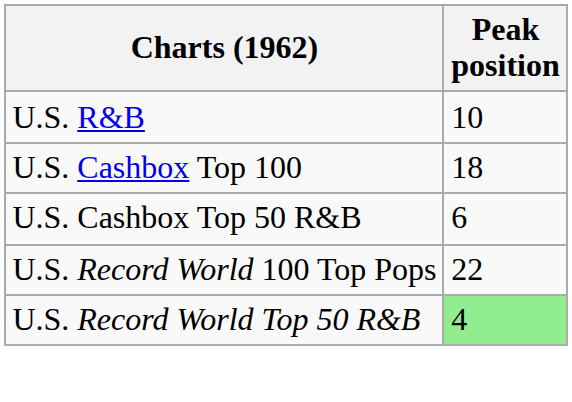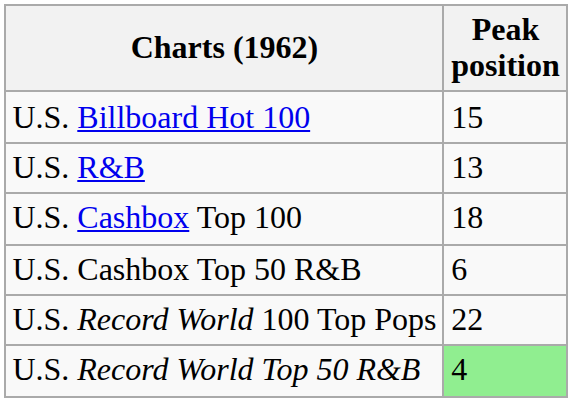+ row: (161, 116)
(467, 116) 10 -> (467, 167) 13
